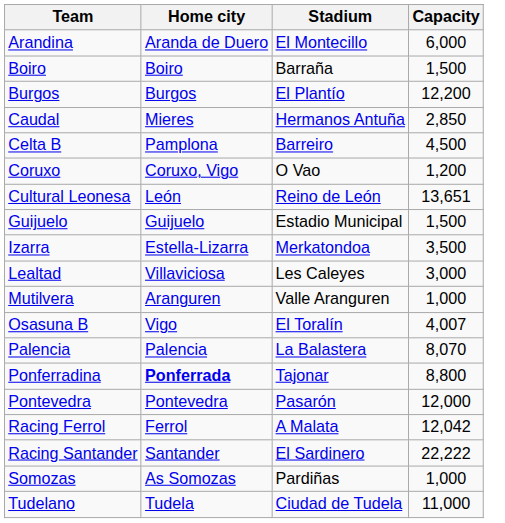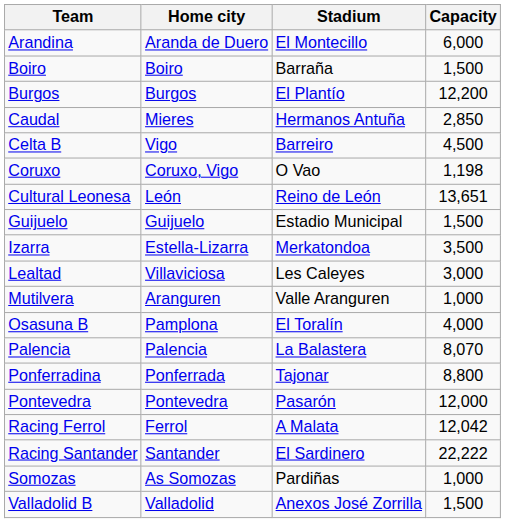(181, 145) Pamplona -> (161, 145) Vigo
(446, 171) 1,200 -> (463, 171) 1,198
(161, 324) Vigo -> (181, 324) Pamplona
(446, 324) 4,007 -> (463, 324) 4,000
(188, 376) bold -> (185, 376) normal
- row: (42, 504)
+ row: (50, 504)
